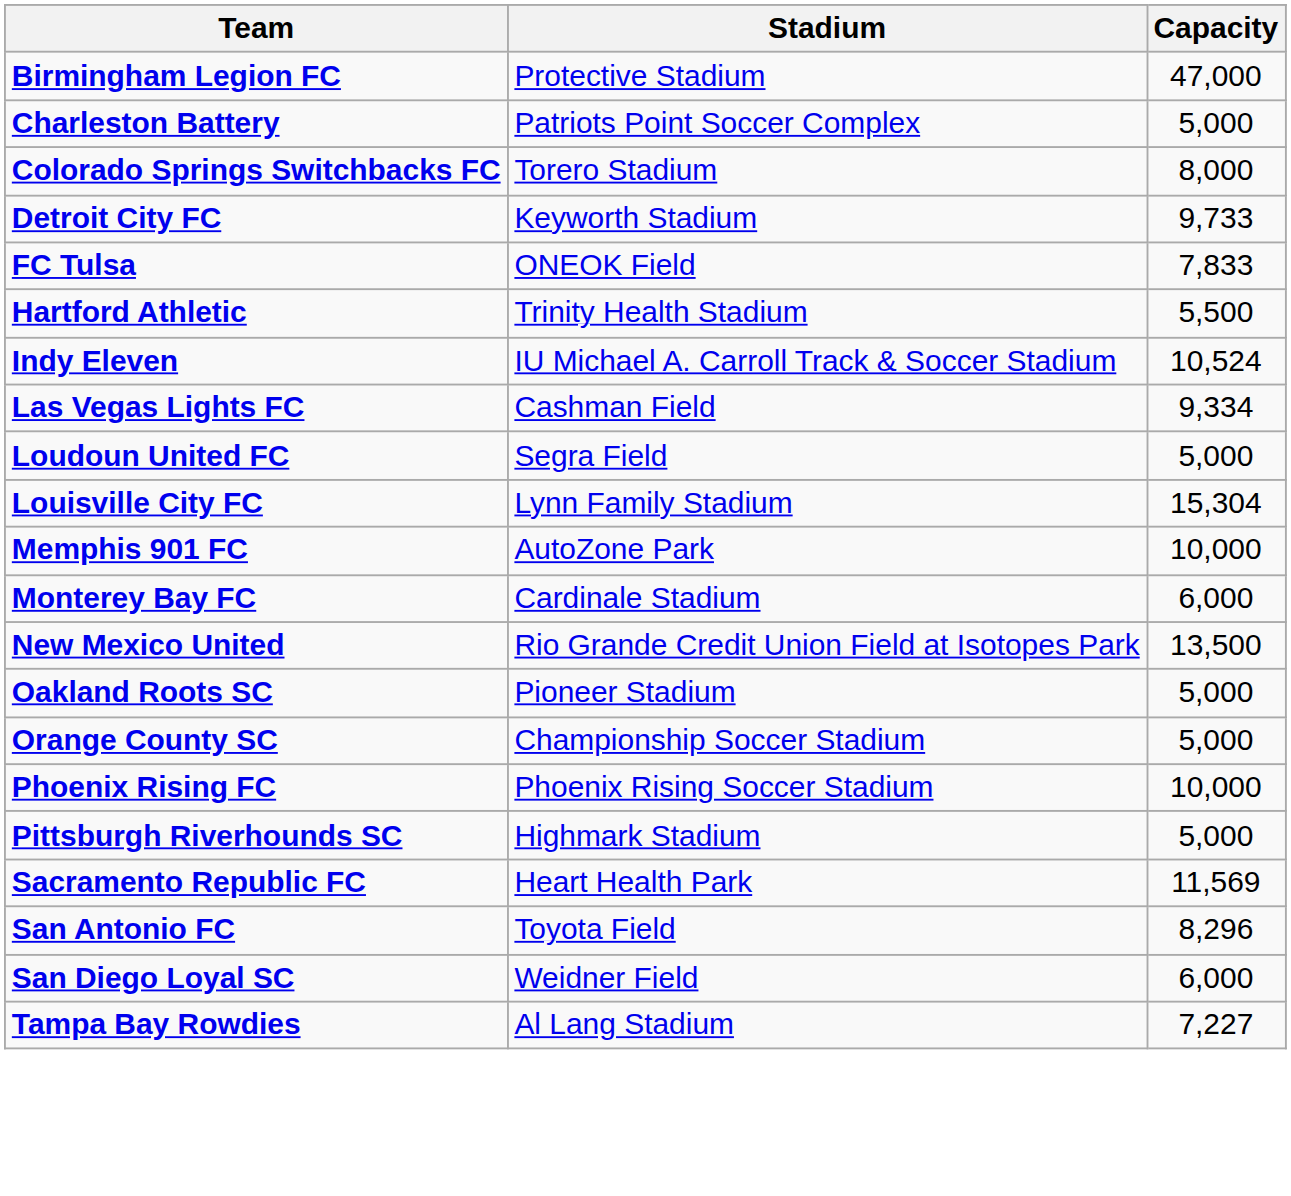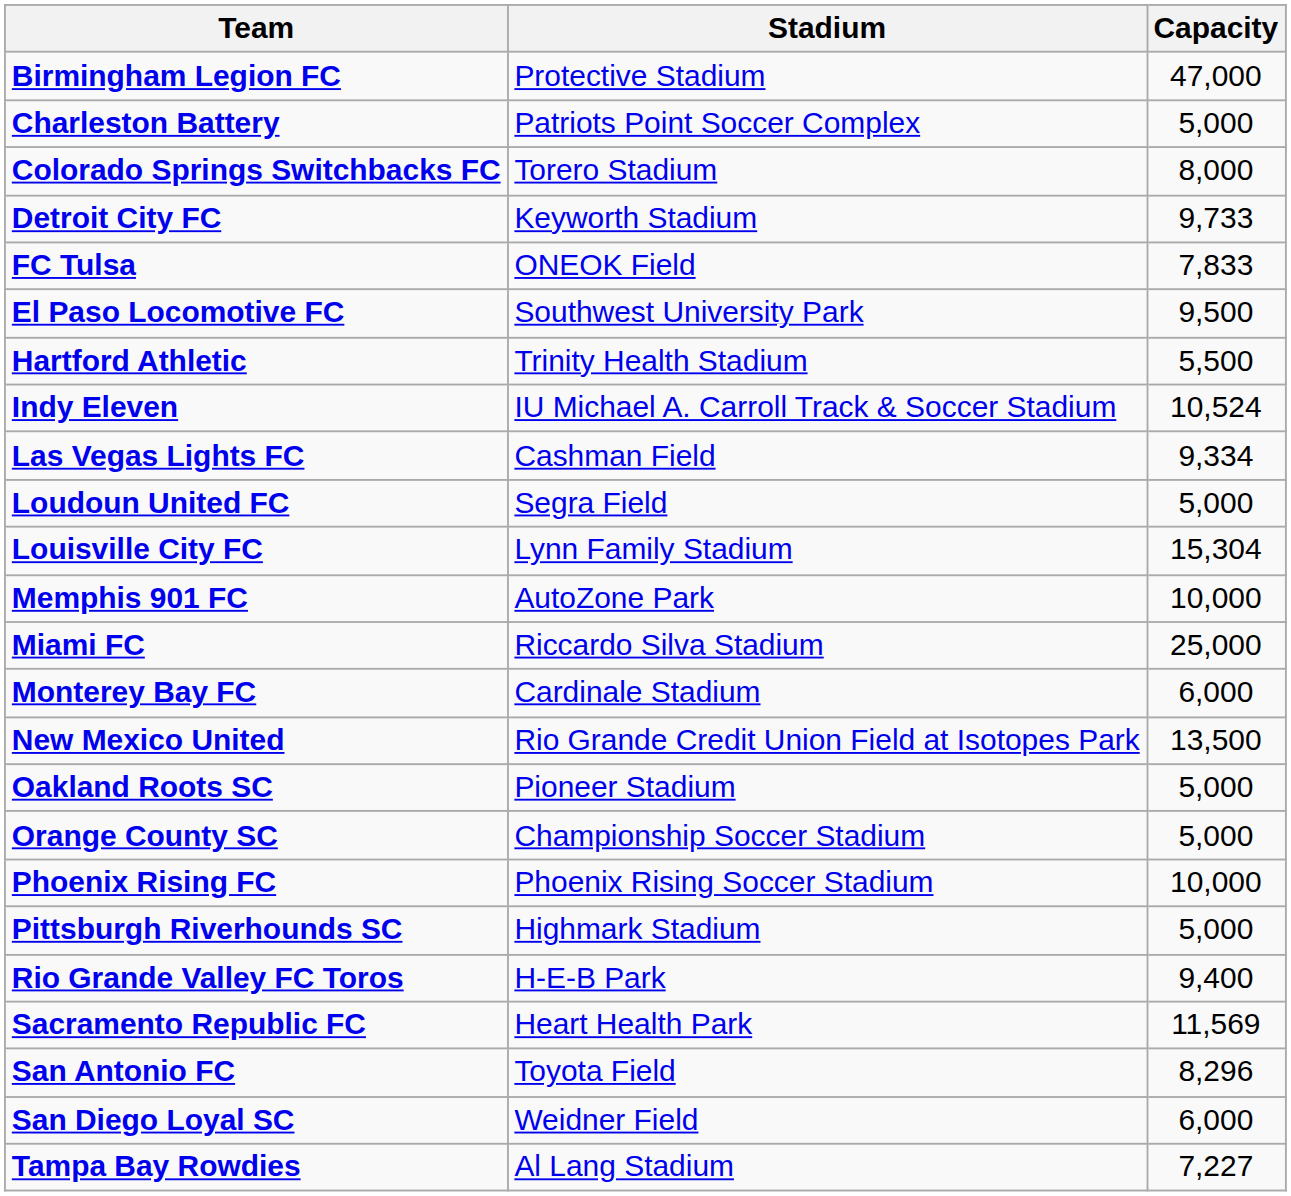+ row: (178, 312)
+ row: (78, 645)
+ row: (208, 977)
